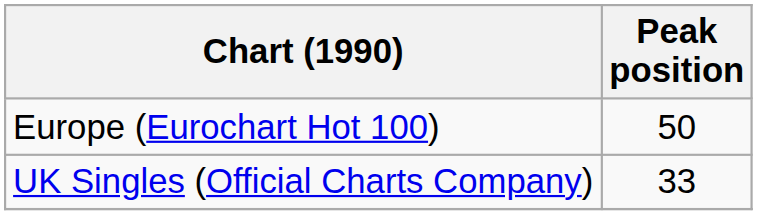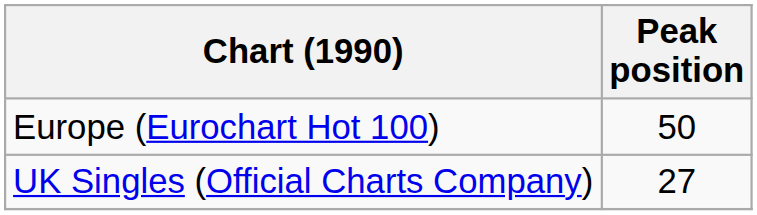(677, 181) 33 -> (677, 181) 27
